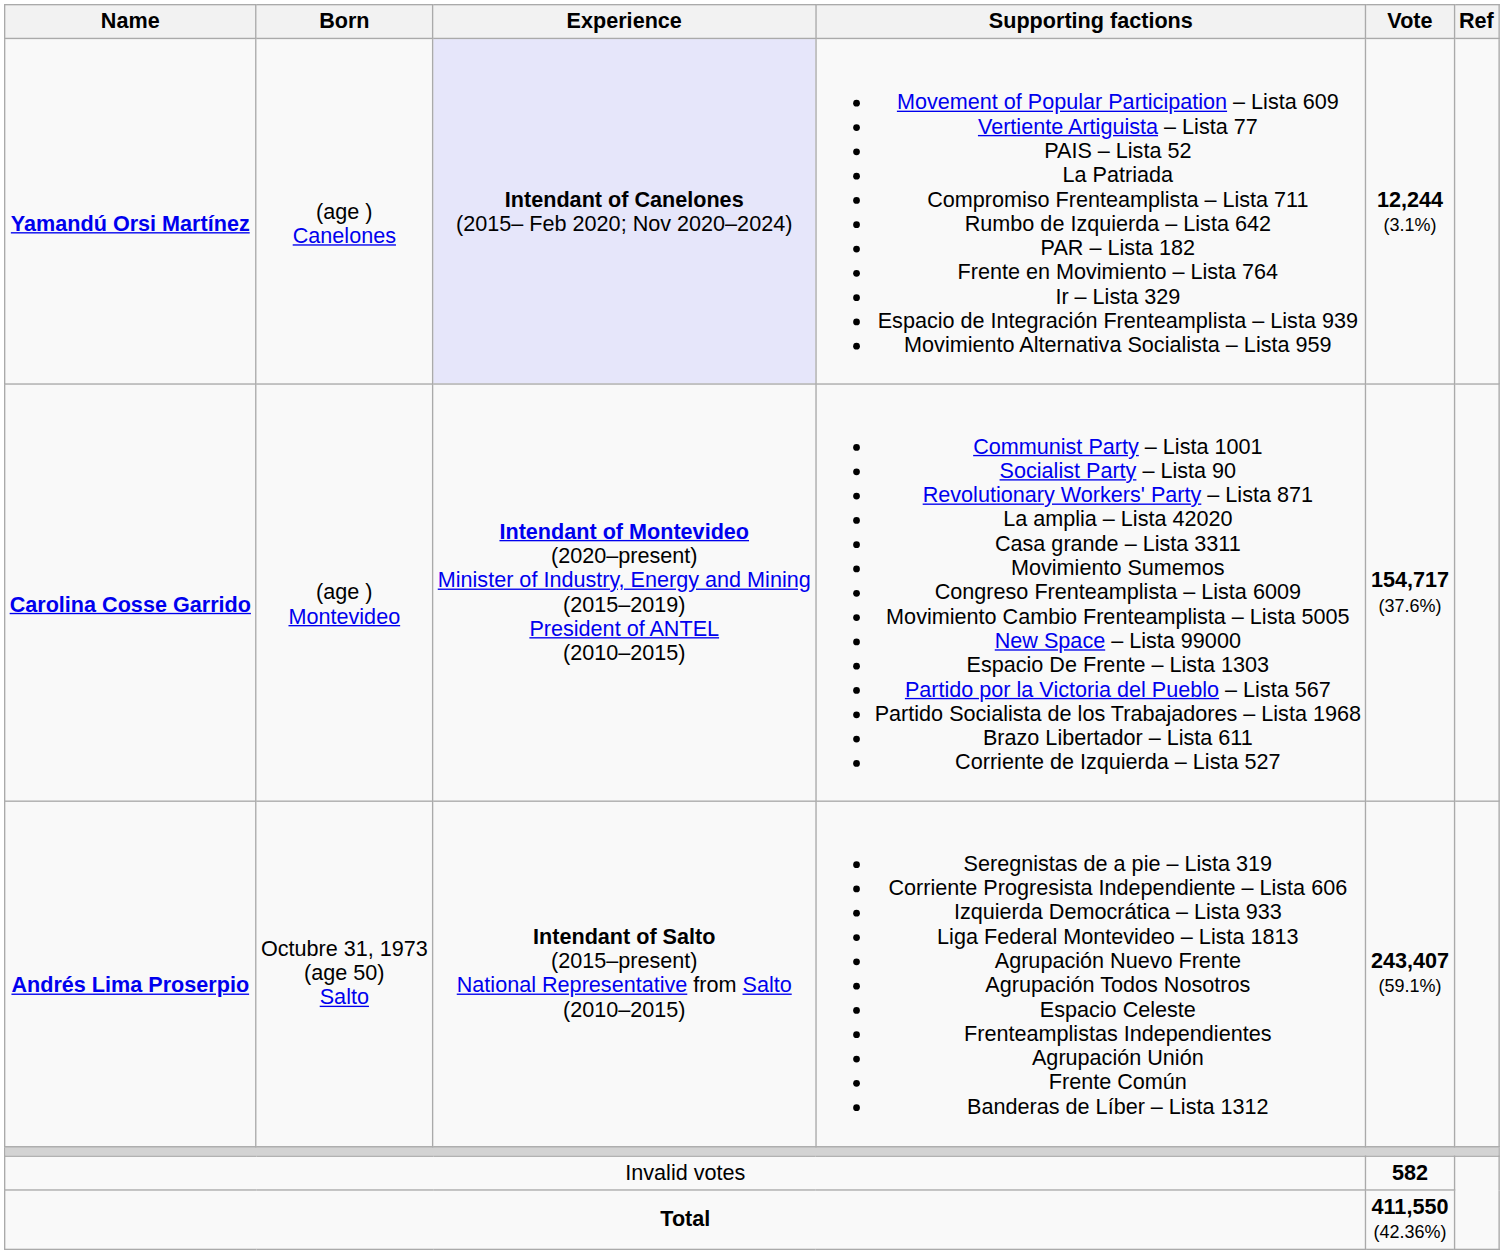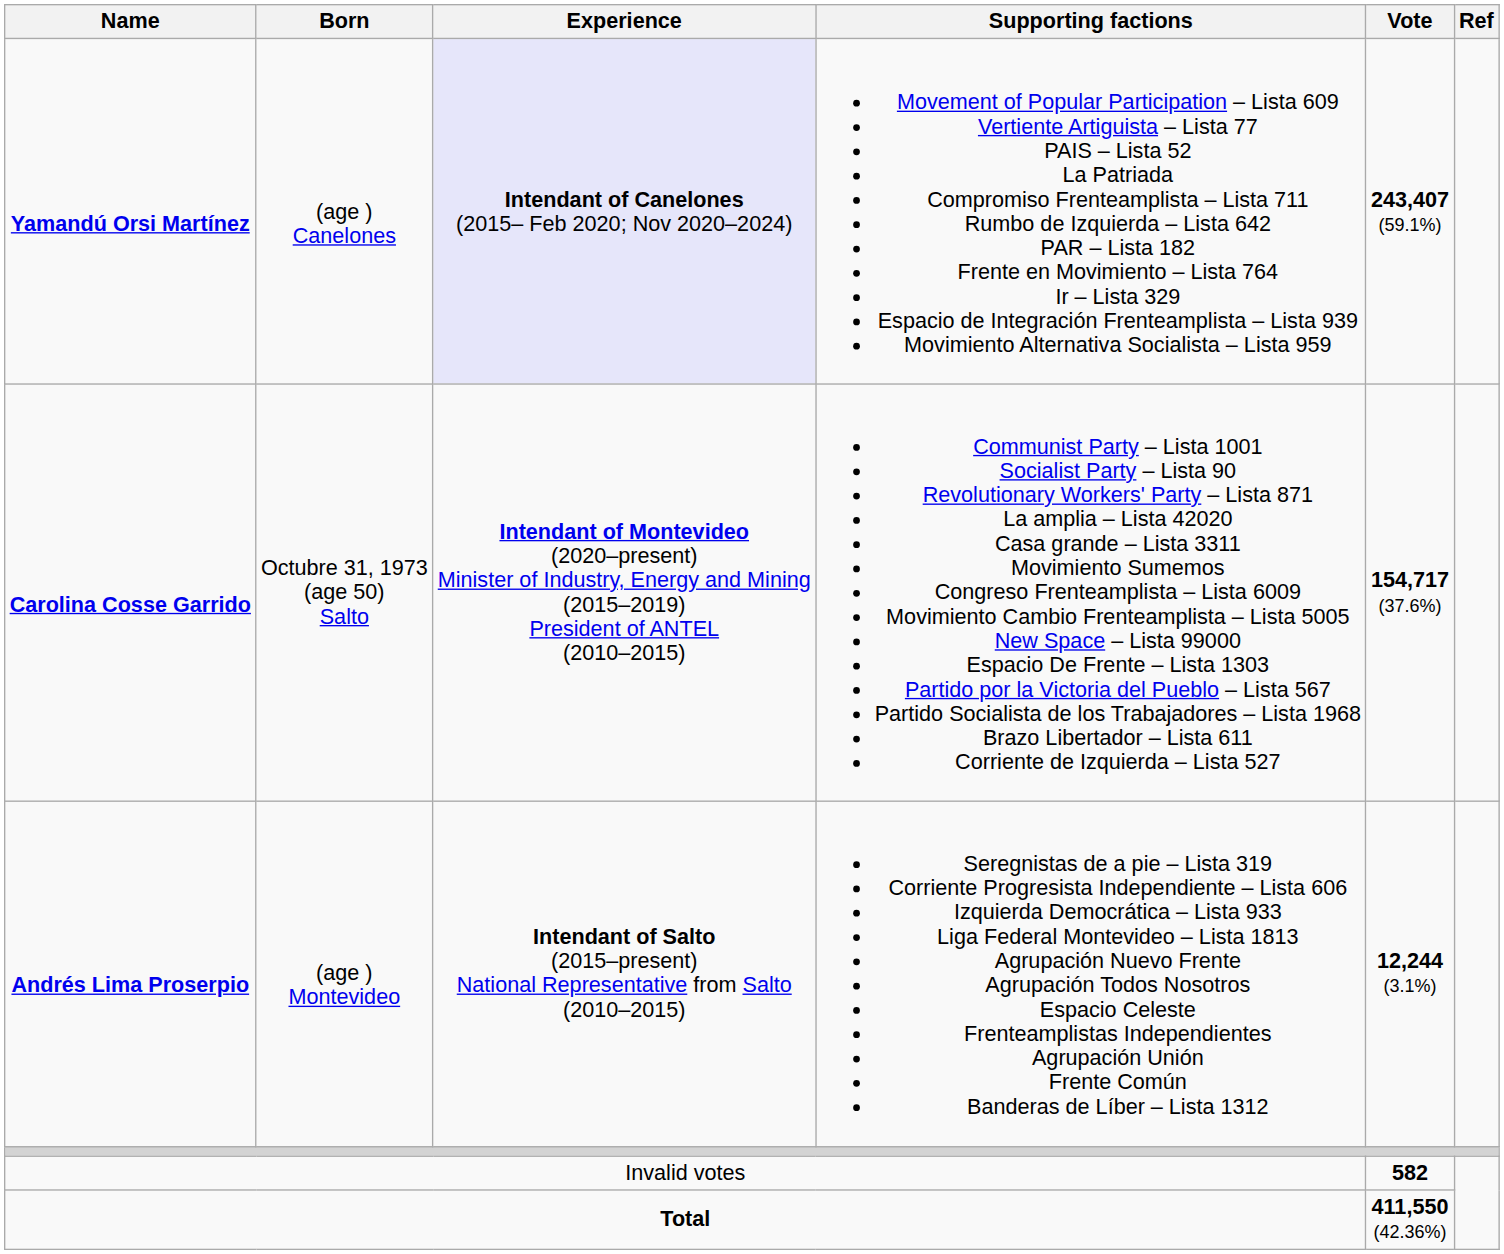(1410, 211) 12,244 (3.1%) -> (1410, 211) 243,407 (59.1%)
(344, 604) (age ) Montevideo -> (344, 592) Octubre 31, 1973 (age 50) Salto
(344, 973) Octubre 31, 1973 (age 50) Salto -> (344, 985) (age ) Montevideo
(1410, 973) 243,407 (59.1%) -> (1410, 973) 12,244 (3.1%)
